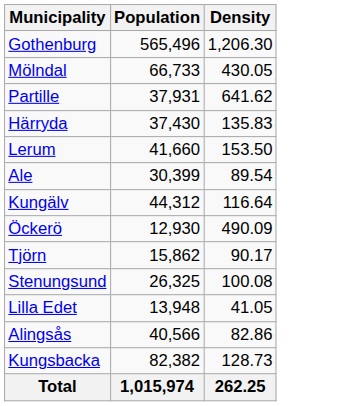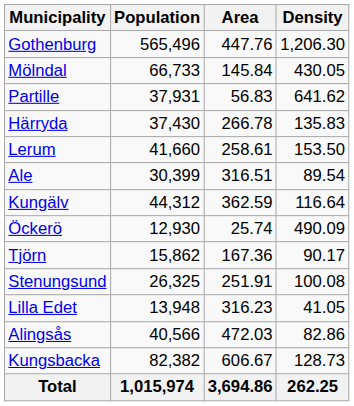+ column: (240, 17)
